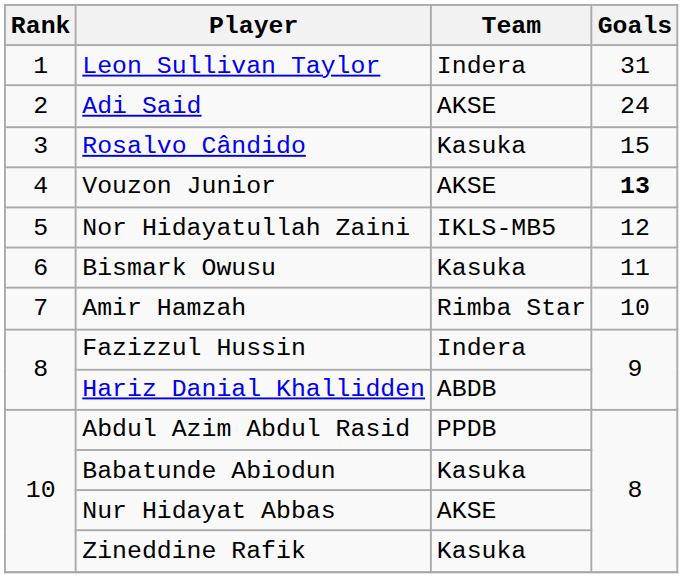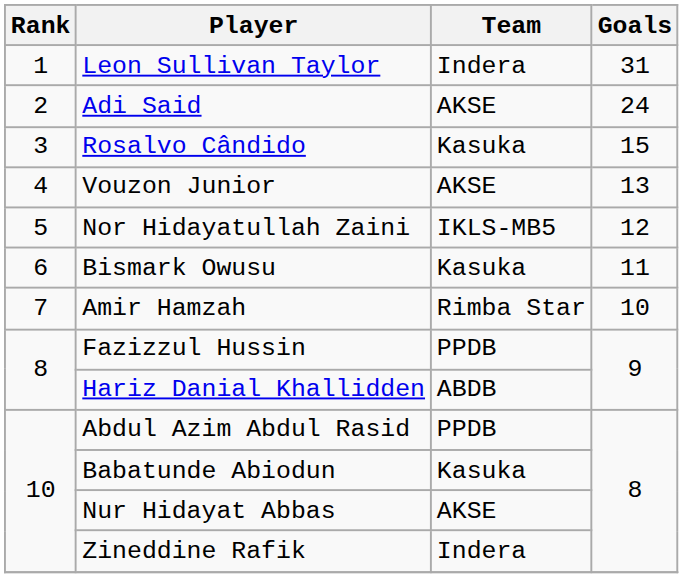(635, 187) bold -> (635, 187) normal
(482, 349) Indera -> (467, 349) PPDB
(482, 551) Kasuka -> (482, 551) Indera
